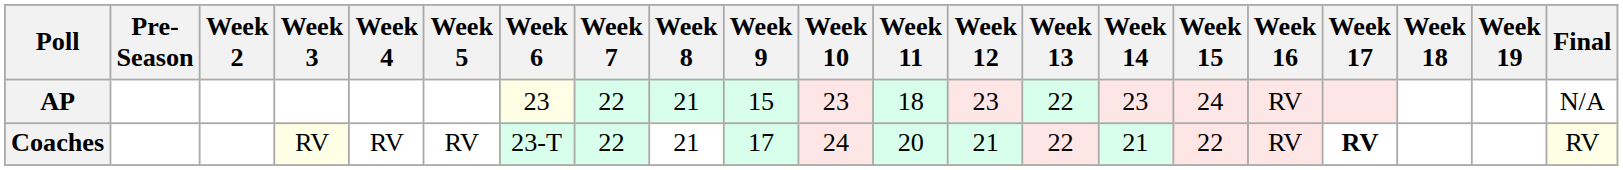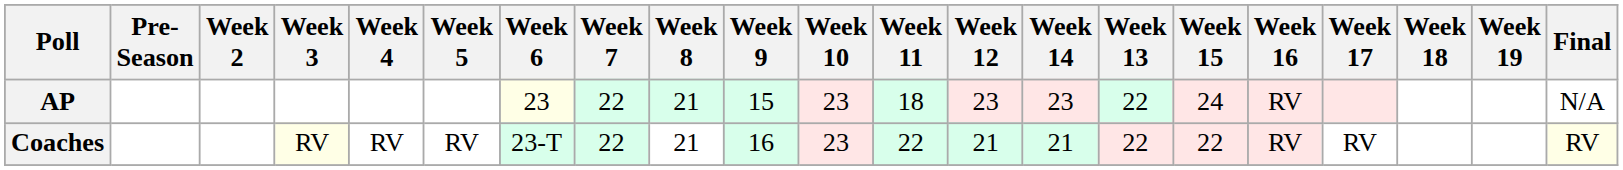columns swapped: (1061, 41) <-> (1135, 41)
(761, 143) 17 -> (761, 143) 16
(836, 143) 24 -> (836, 143) 23
(911, 143) 20 -> (911, 143) 22
(1360, 143) bold -> (1360, 143) normal
